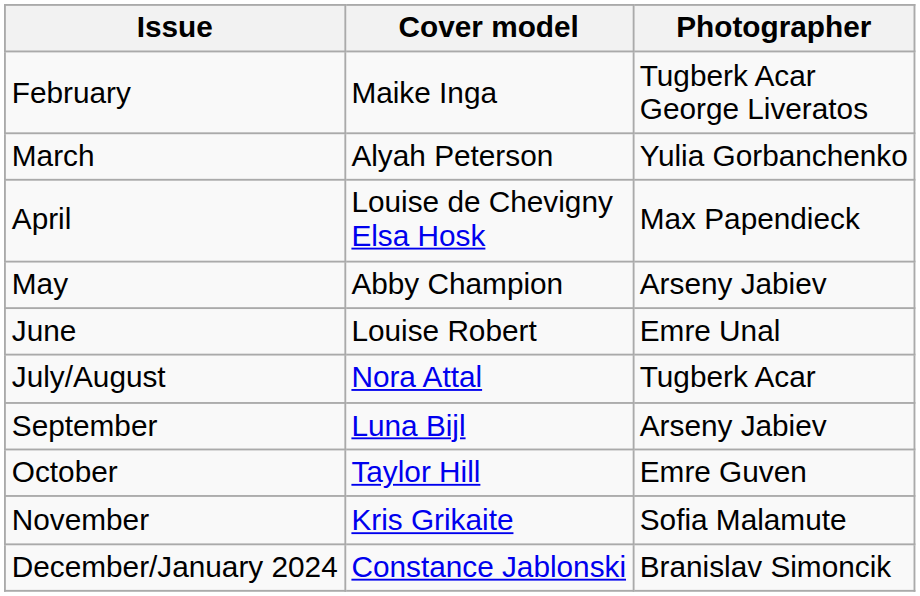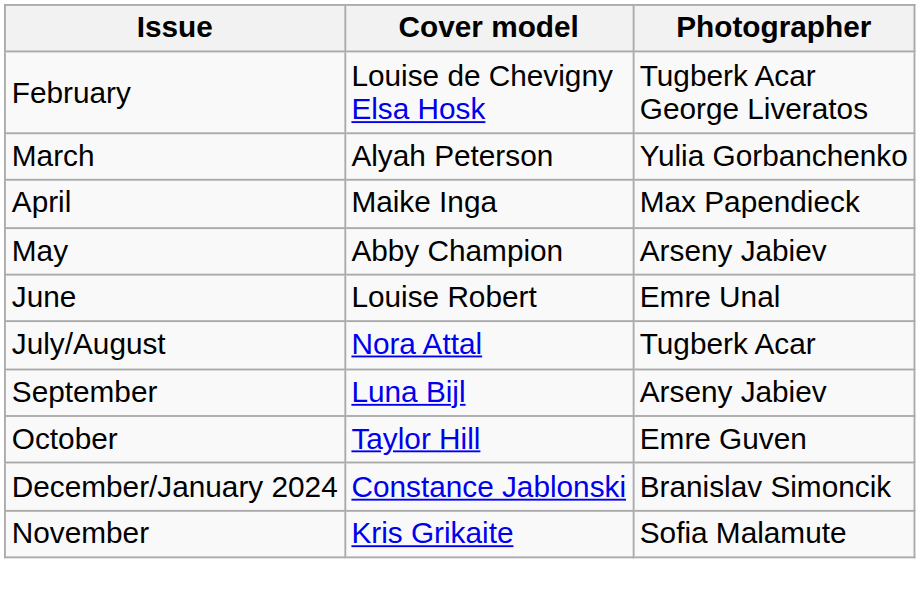(424, 92) Maike Inga -> (482, 92) Louise de Chevigny Elsa Hosk
(482, 219) Louise de Chevigny Elsa Hosk -> (424, 203) Maike Inga
rows swapped: (80, 519) <-> (175, 567)
